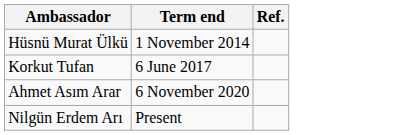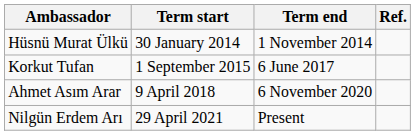+ column: (193, 17)
